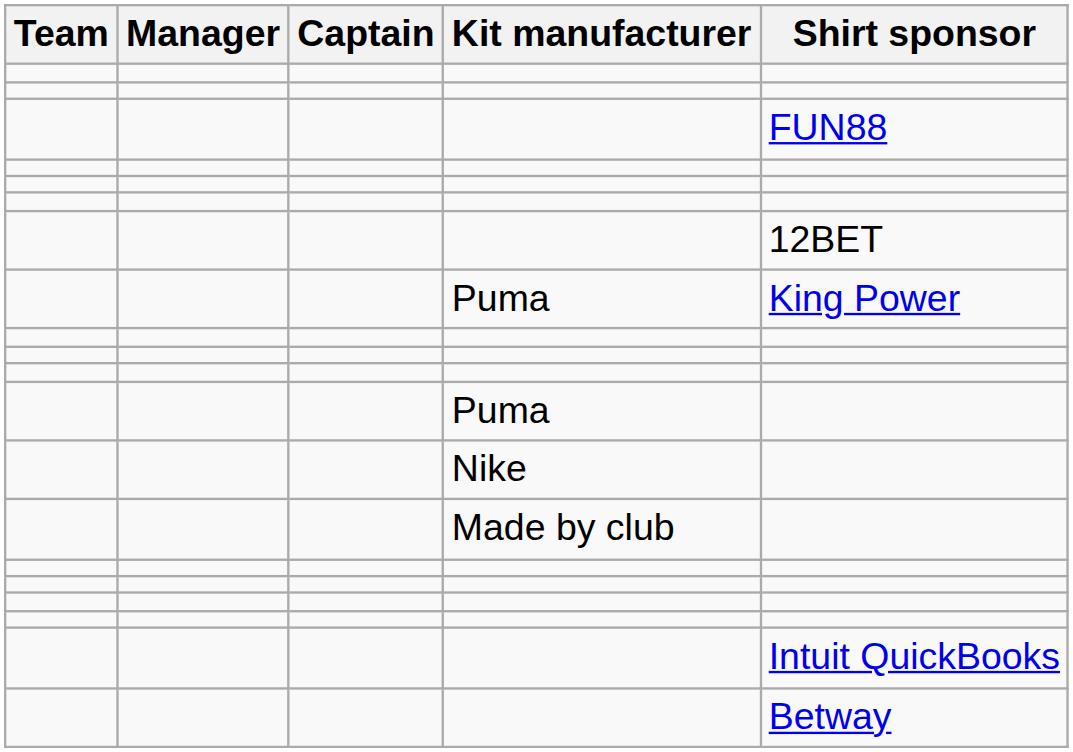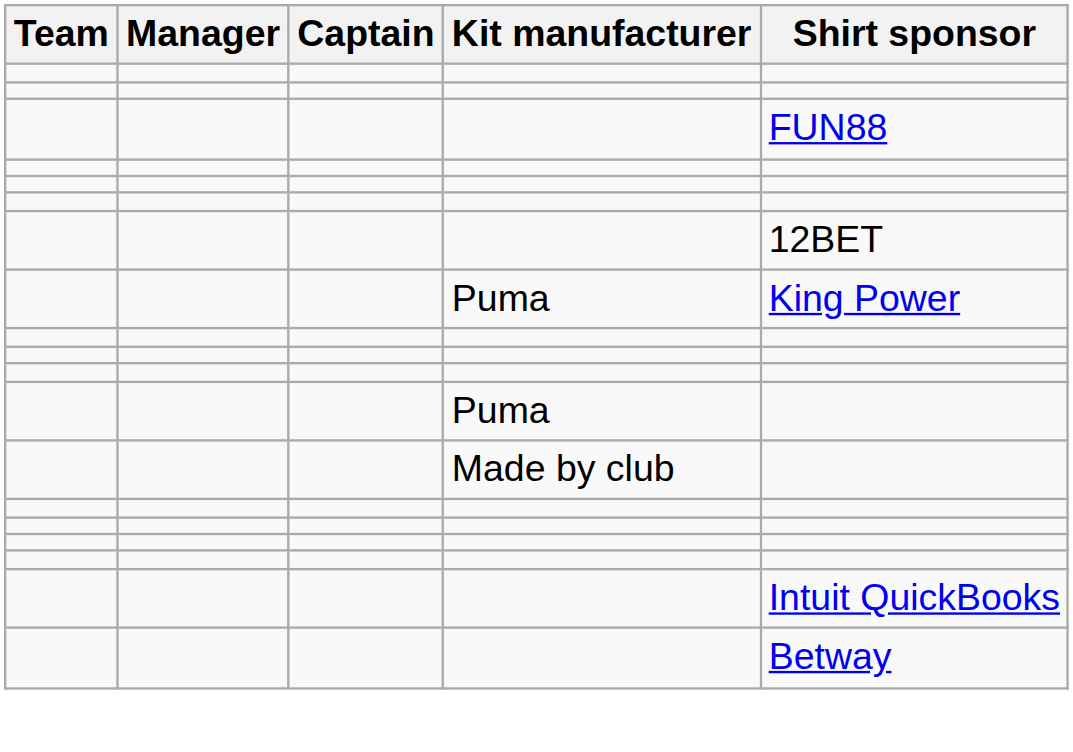- row: (61, 470)
